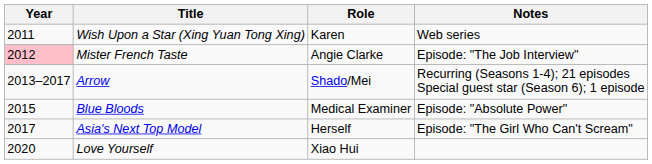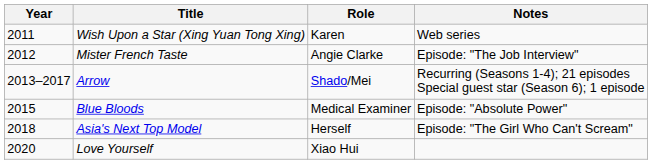(21, 54) pink background -> (21, 54) no background
(21, 128) 2017 -> (21, 128) 2018
